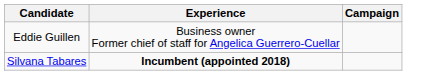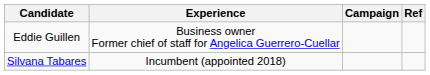+ column: (413, 13)
(216, 61) bold -> (216, 61) normal
